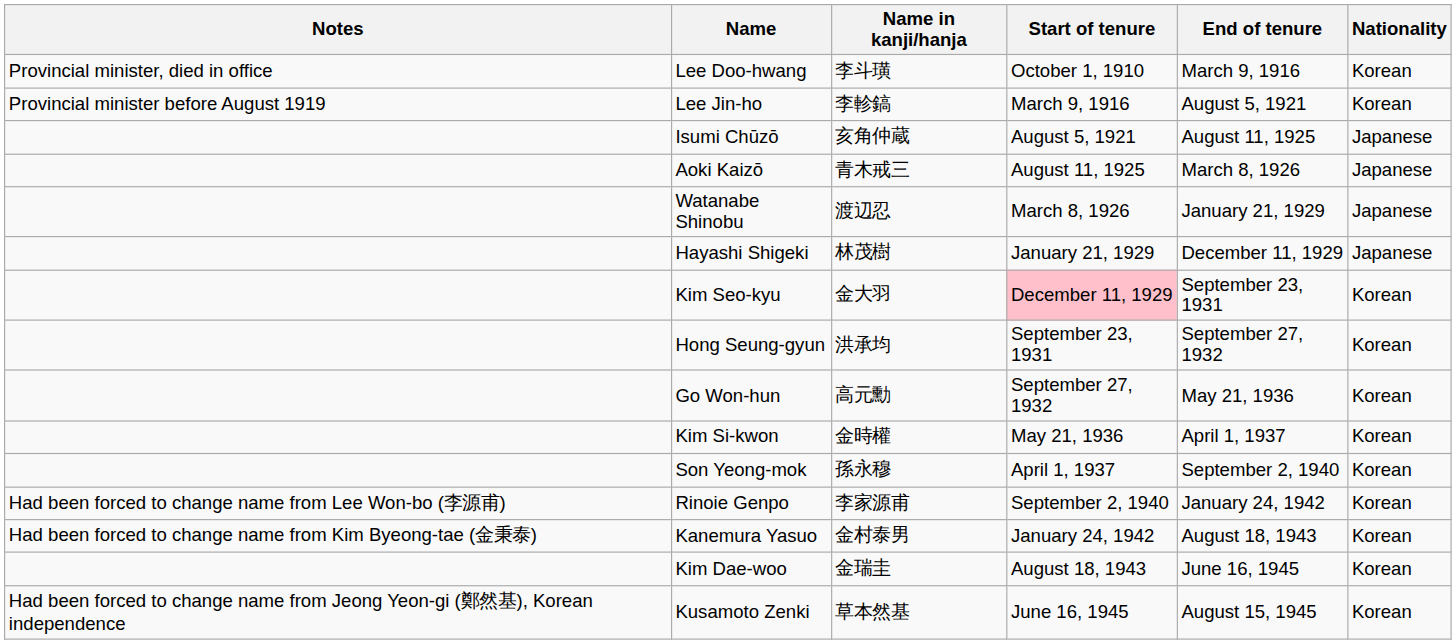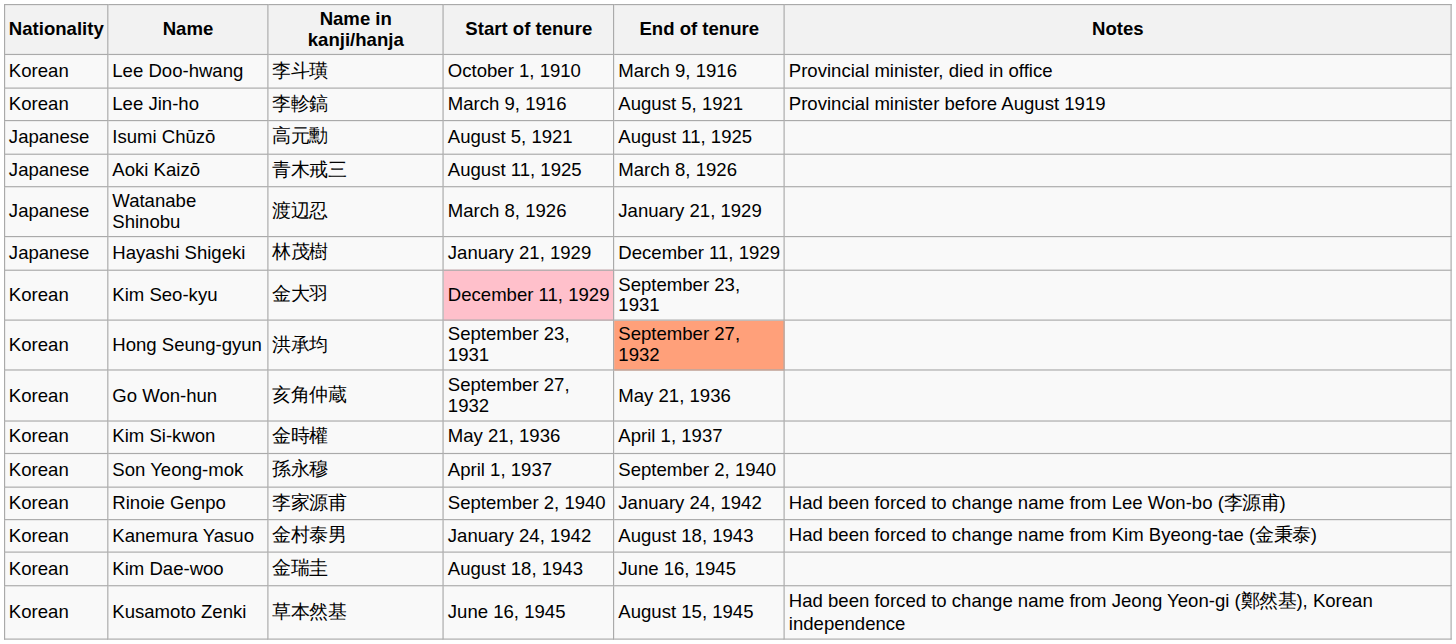columns swapped: (1399, 29) <-> (338, 29)
(872, 136) 亥角仲蔵 -> (300, 136) 高元勳
(1242, 345) no background -> (679, 345) lightsalmon background
(863, 394) 高元勳 -> (309, 394) 亥角仲蔵
